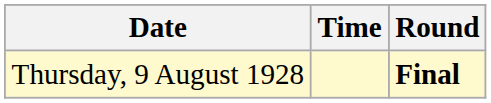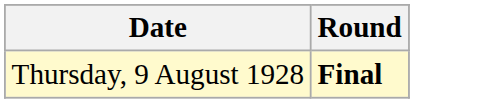- column: (350, 27)
